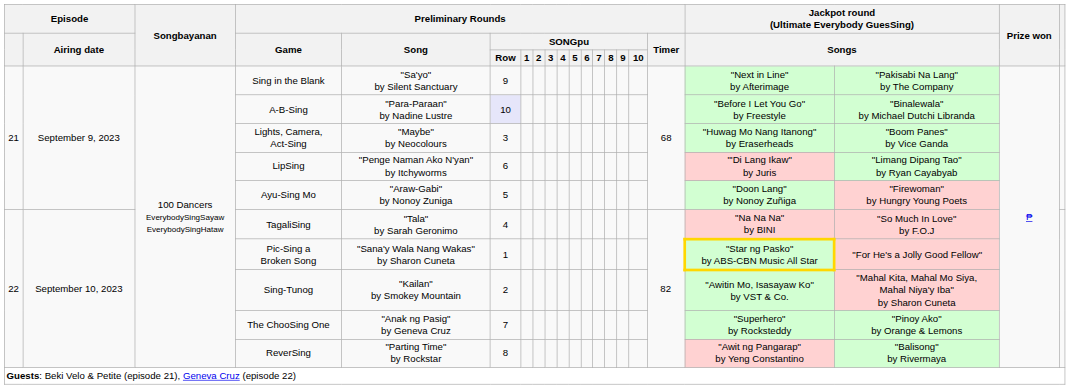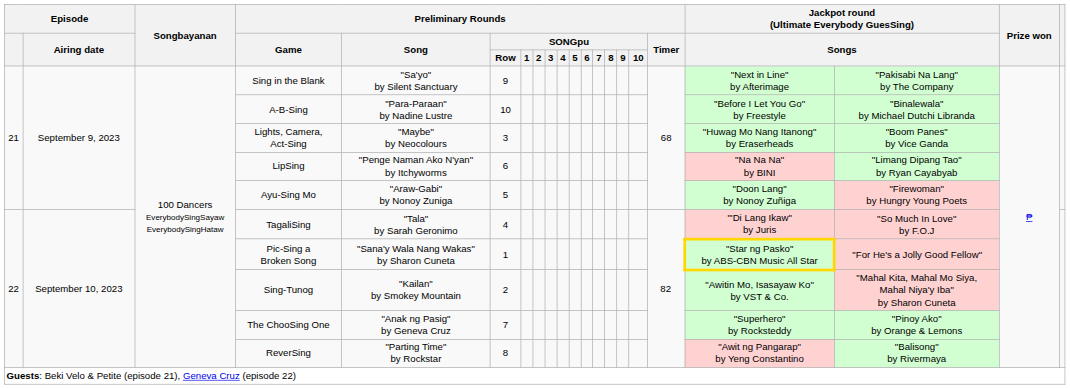(506, 109) lavender background -> (506, 109) no background
(760, 167) "'Di Lang Ikaw" by Juris -> (760, 167) "Na Na Na" by BINI
(760, 224) "Na Na Na" by BINI -> (760, 224) "'Di Lang Ikaw" by Juris
